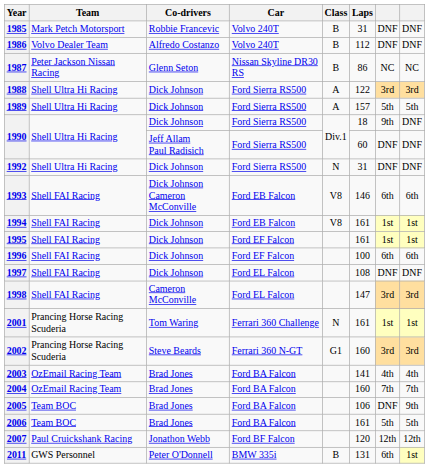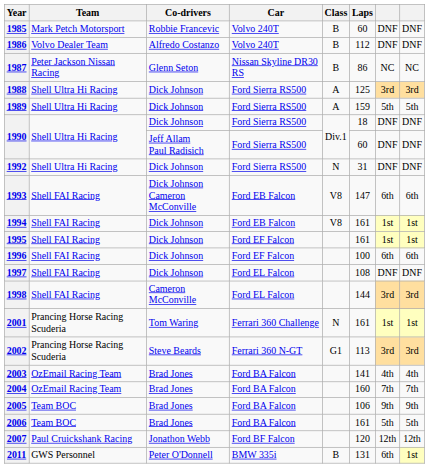(362, 29) 31 -> (362, 29) 60
(362, 90) 122 -> (362, 90) 125
(362, 106) 157 -> (362, 106) 159
(387, 123) 9th -> (387, 123) DNF
(362, 195) 146 -> (362, 195) 147
(362, 295) 147 -> (362, 295) 144
(362, 351) 160 -> (362, 351) 113
(387, 406) DNF -> (387, 406) 9th
